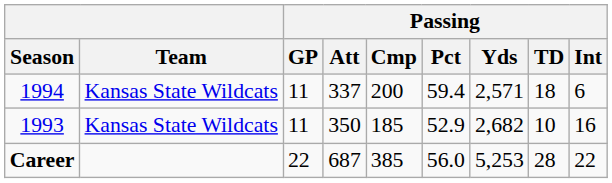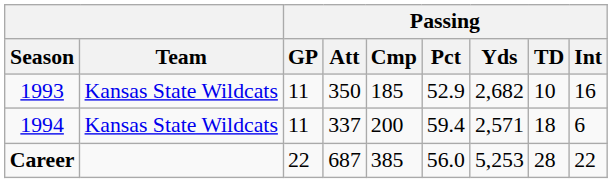rows swapped: (42, 125) <-> (42, 90)
